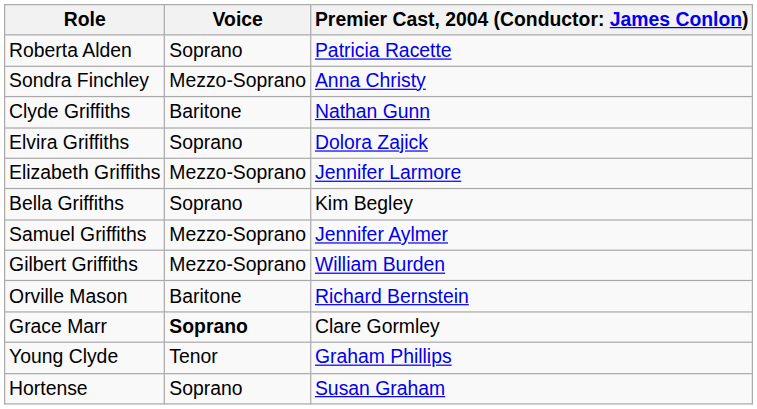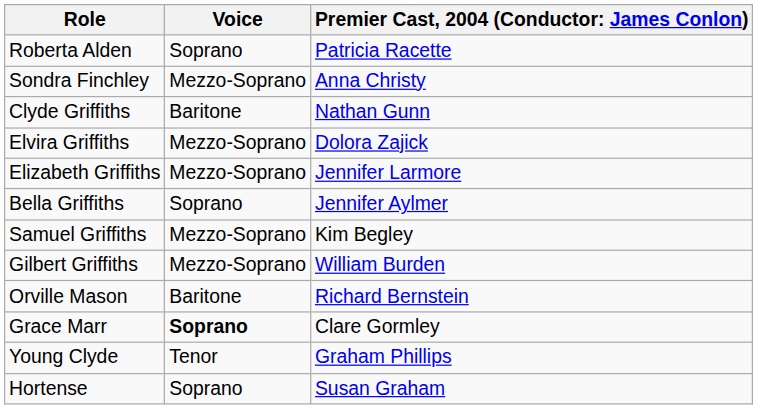(206, 142) Soprano -> (238, 142) Mezzo-Soprano
(364, 204) Kim Begley -> (381, 204) Jennifer Aylmer
(381, 234) Jennifer Aylmer -> (364, 234) Kim Begley
